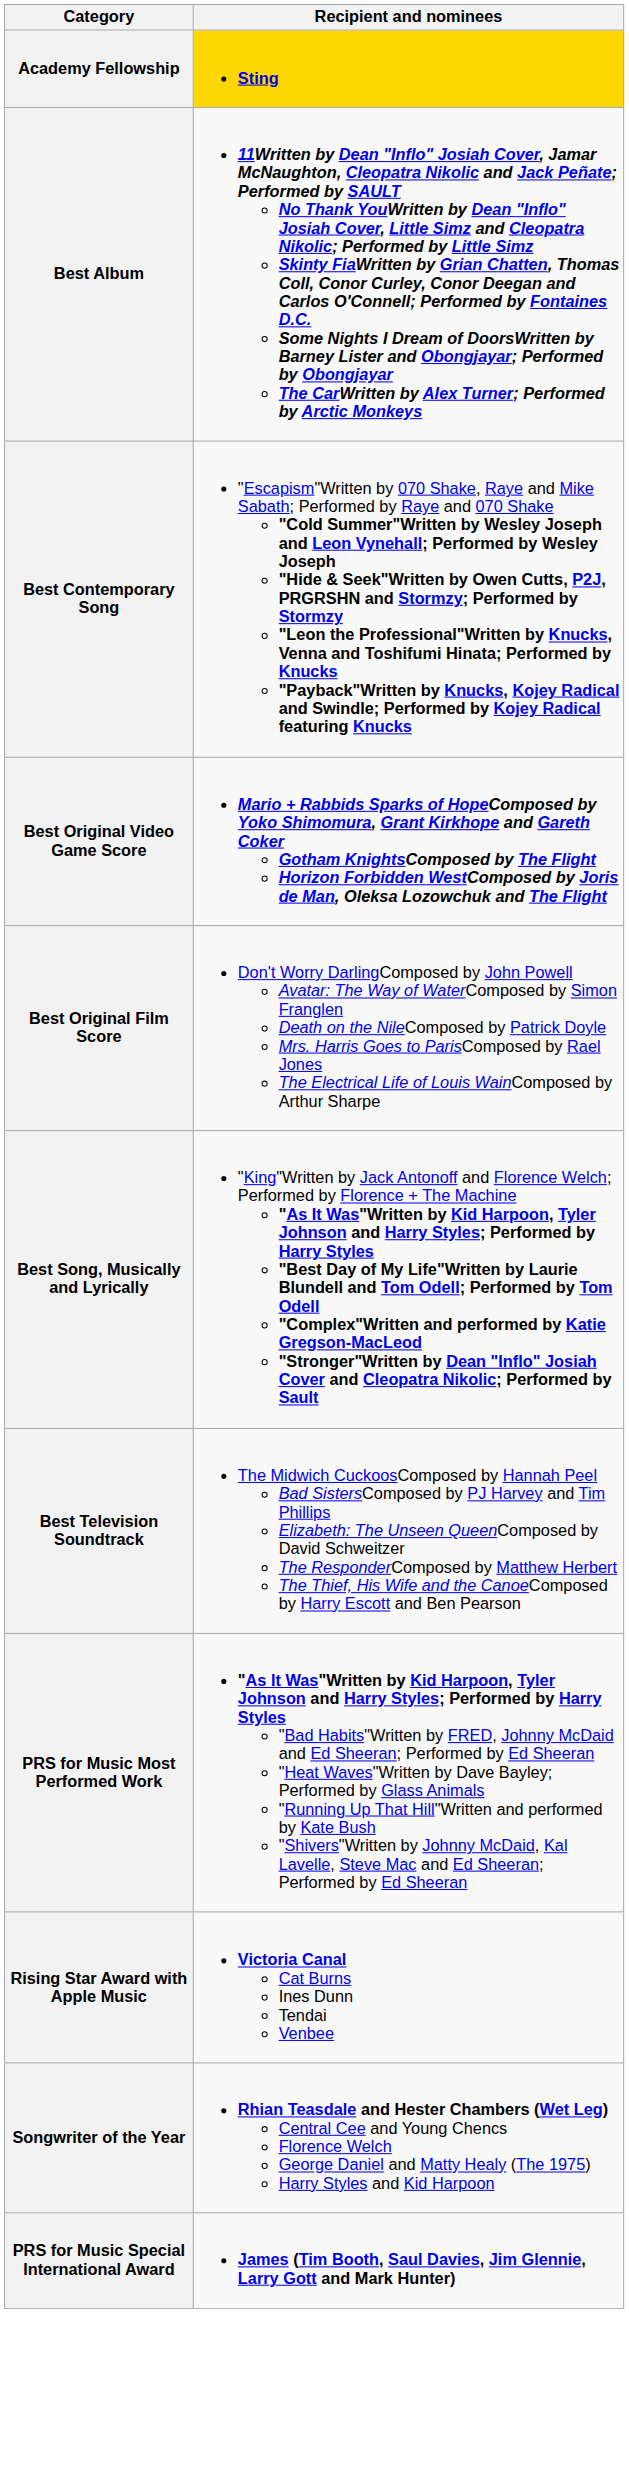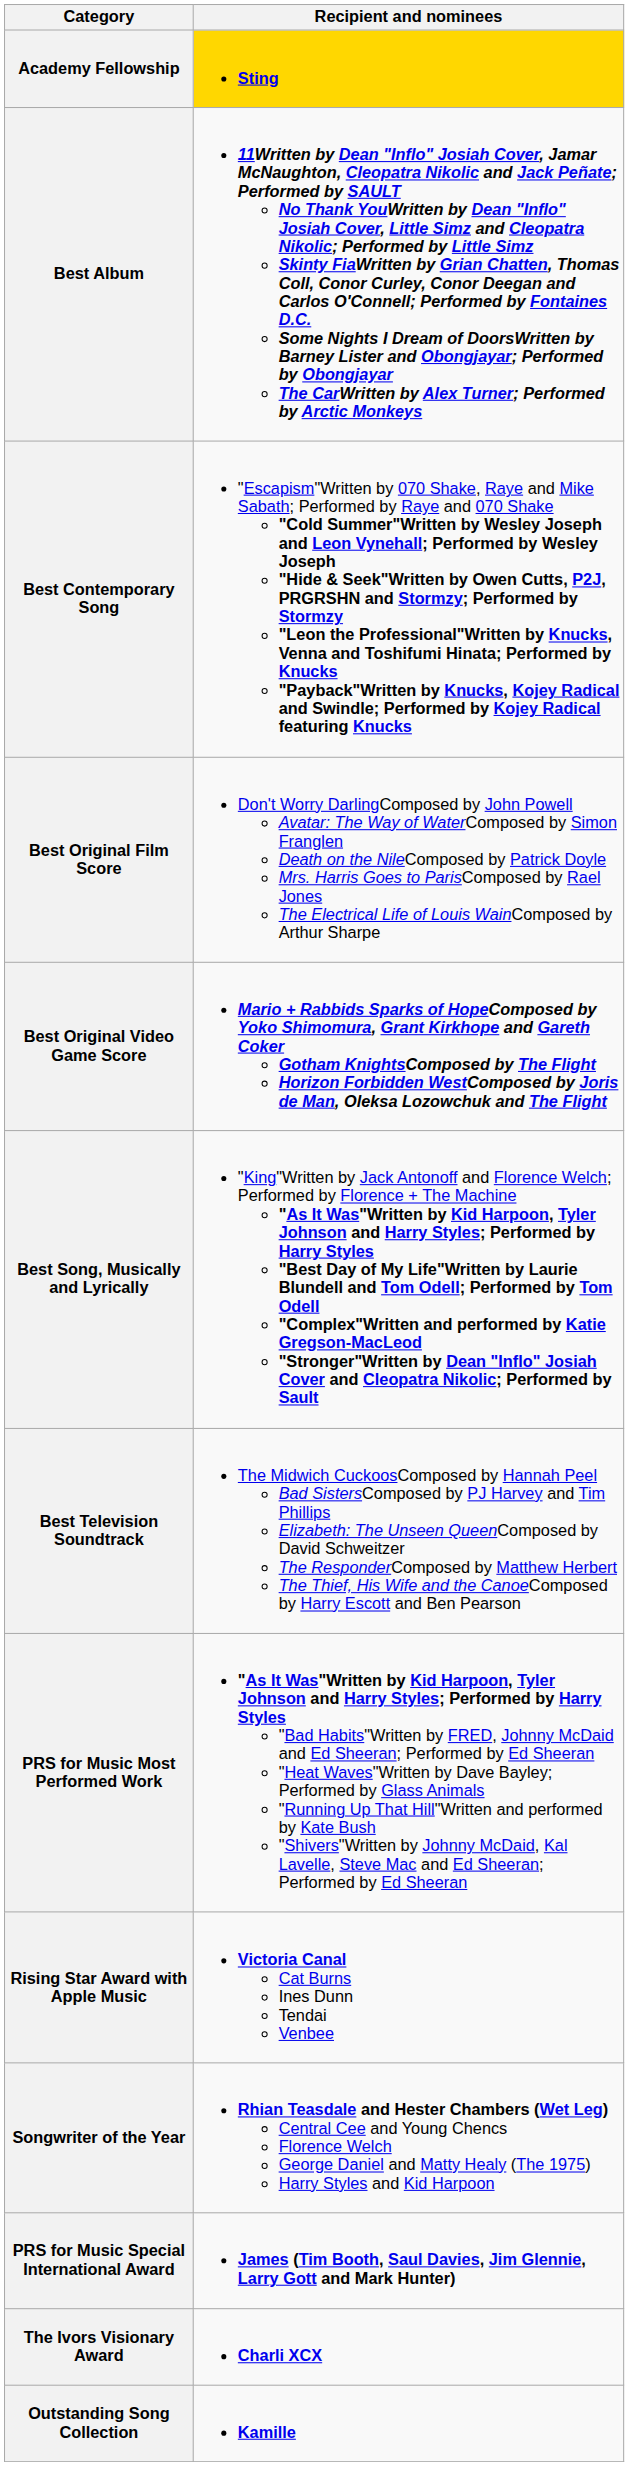rows swapped: (99, 1028) <-> (99, 841)
+ row: (99, 2346)
+ row: (99, 2423)
